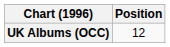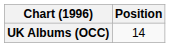(139, 33) 12 -> (139, 33) 14
